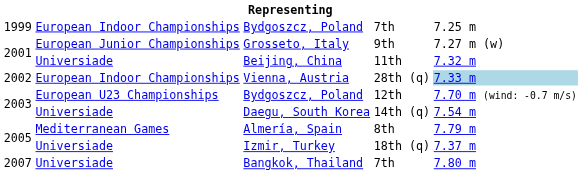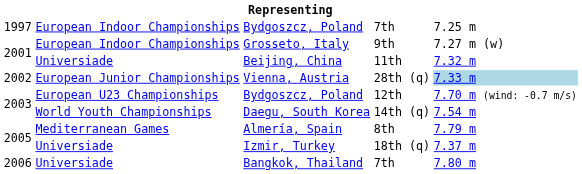(18, 27) 1999 -> (18, 27) 1997
(138, 44) European Junior Championships -> (138, 44) European Indoor Championships
(138, 78) European Indoor Championships -> (138, 78) European Junior Championships
(74, 112) Universiade -> (124, 112) World Youth Championships
(18, 163) 2007 -> (18, 163) 2006
